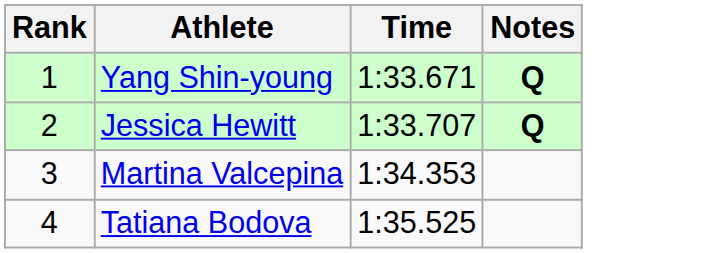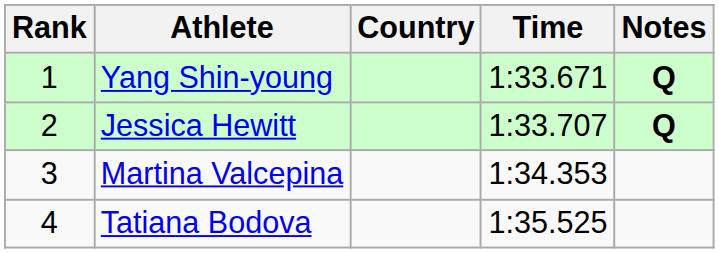+ column: (416, 28)
